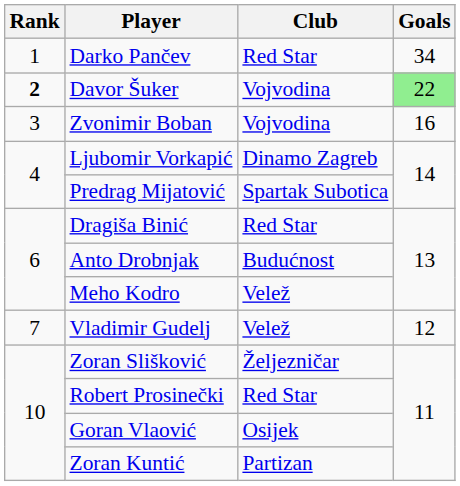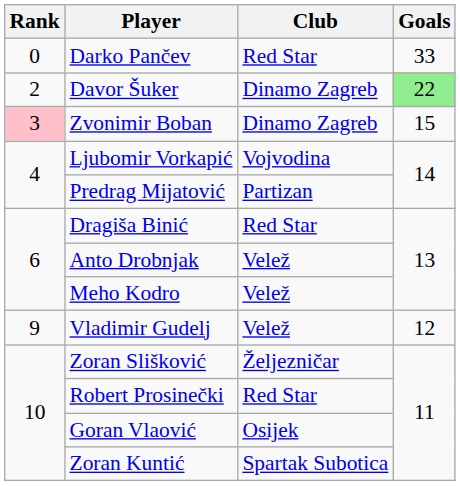(35, 55) 1 -> (35, 55) 0
(424, 55) 34 -> (424, 55) 33
(35, 89) bold -> (35, 89) normal
(286, 89) Vojvodina -> (310, 89) Dinamo Zagreb
(35, 123) no background -> (35, 123) pink background
(286, 123) Vojvodina -> (310, 123) Dinamo Zagreb
(424, 123) 16 -> (424, 123) 15
(310, 157) Dinamo Zagreb -> (286, 157) Vojvodina
(315, 191) Spartak Subotica -> (278, 191) Partizan
(288, 259) Budućnost -> (266, 259) Velež
(35, 327) 7 -> (35, 327) 9
(278, 463) Partizan -> (315, 463) Spartak Subotica
